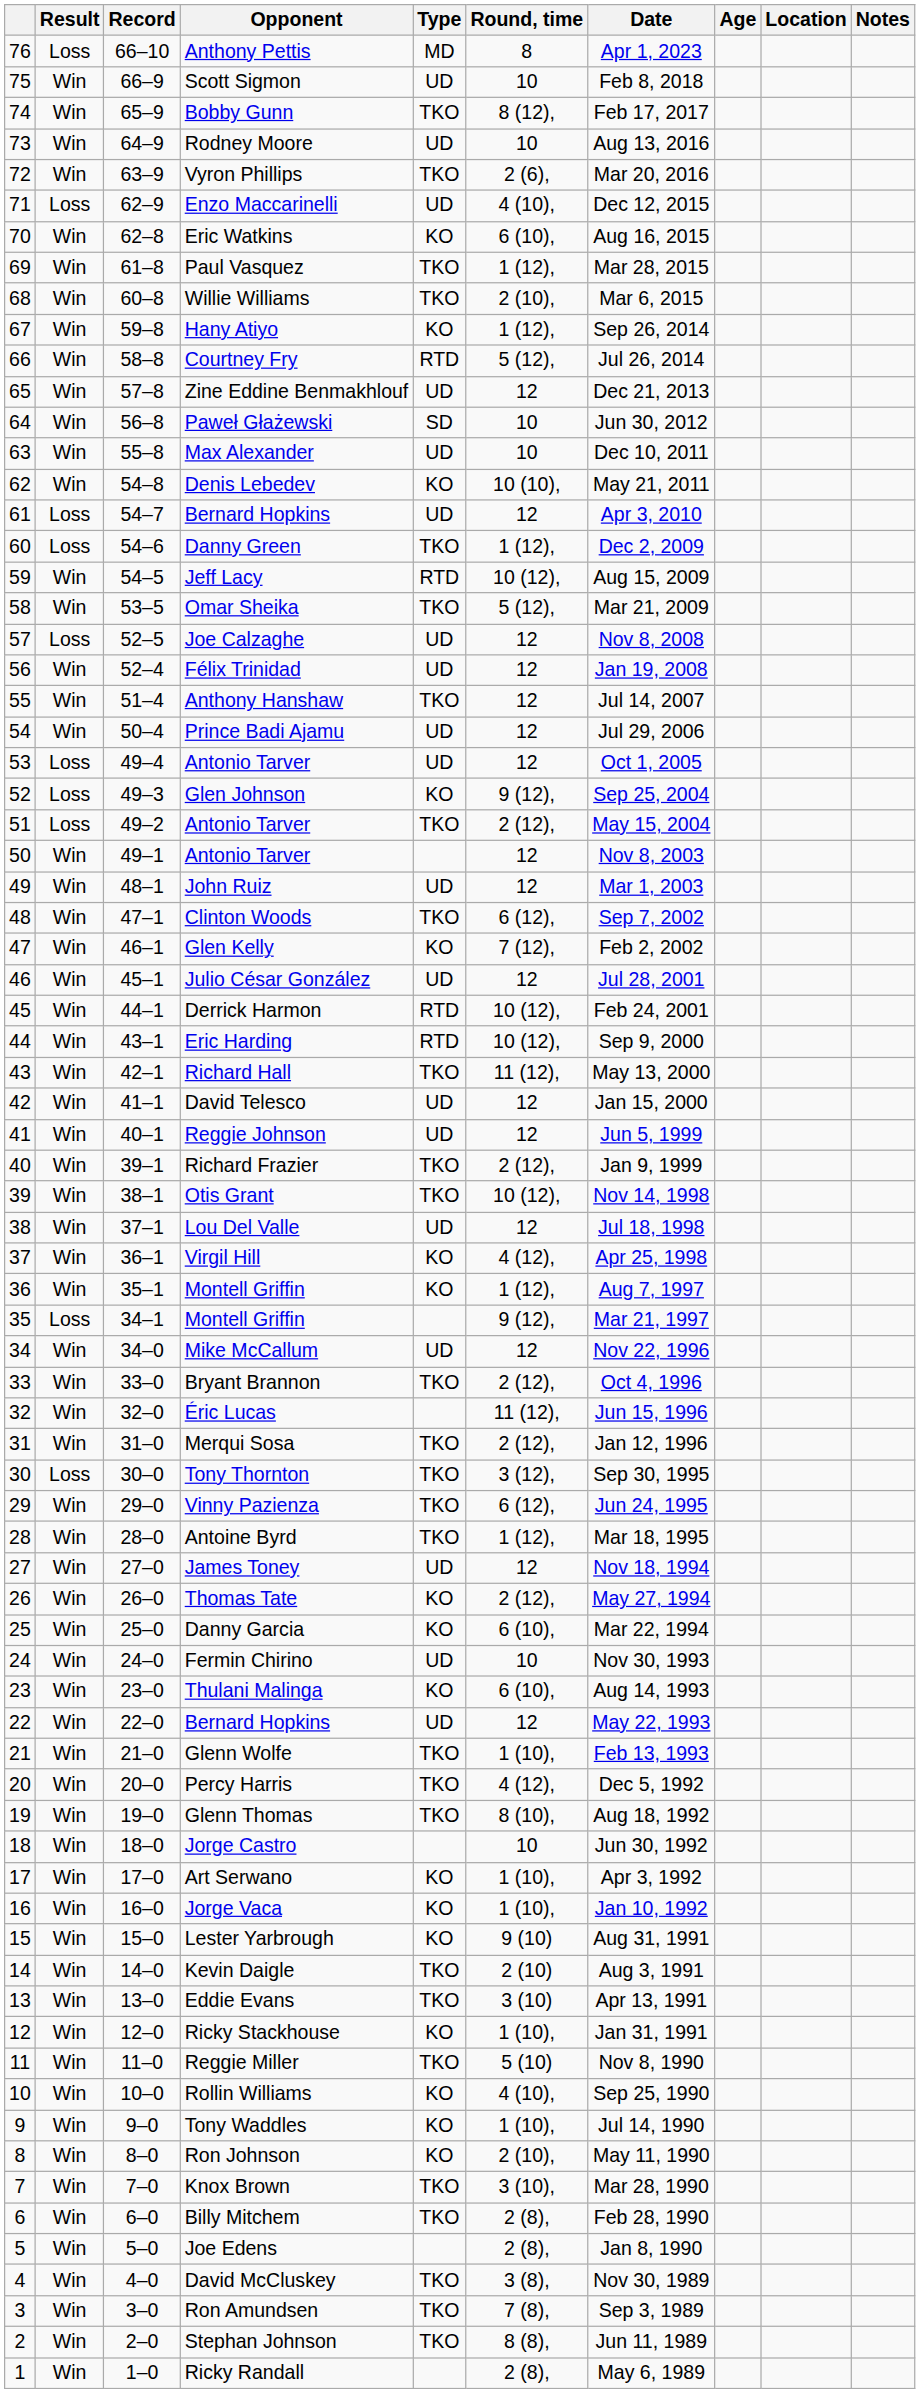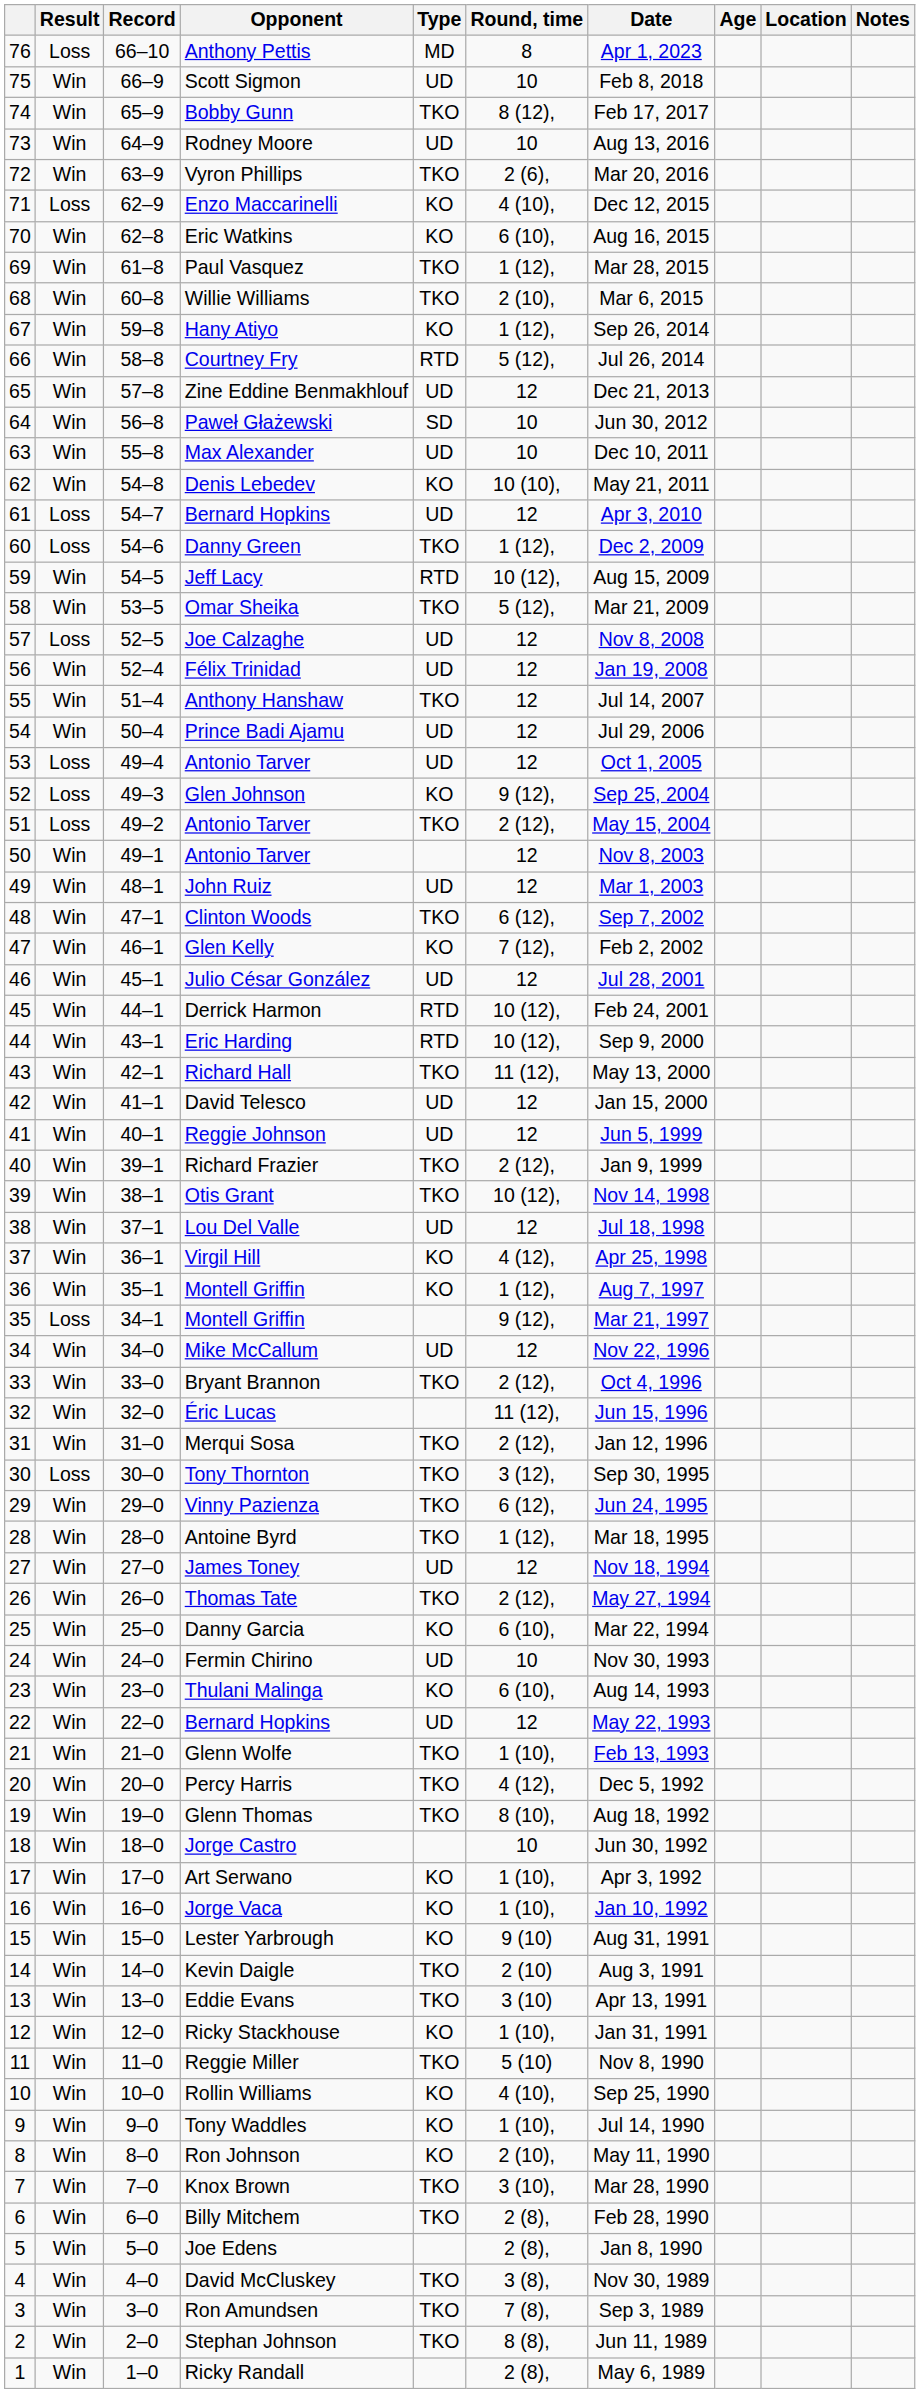(439, 205) UD -> (439, 205) KO
(439, 1598) KO -> (439, 1598) TKO
